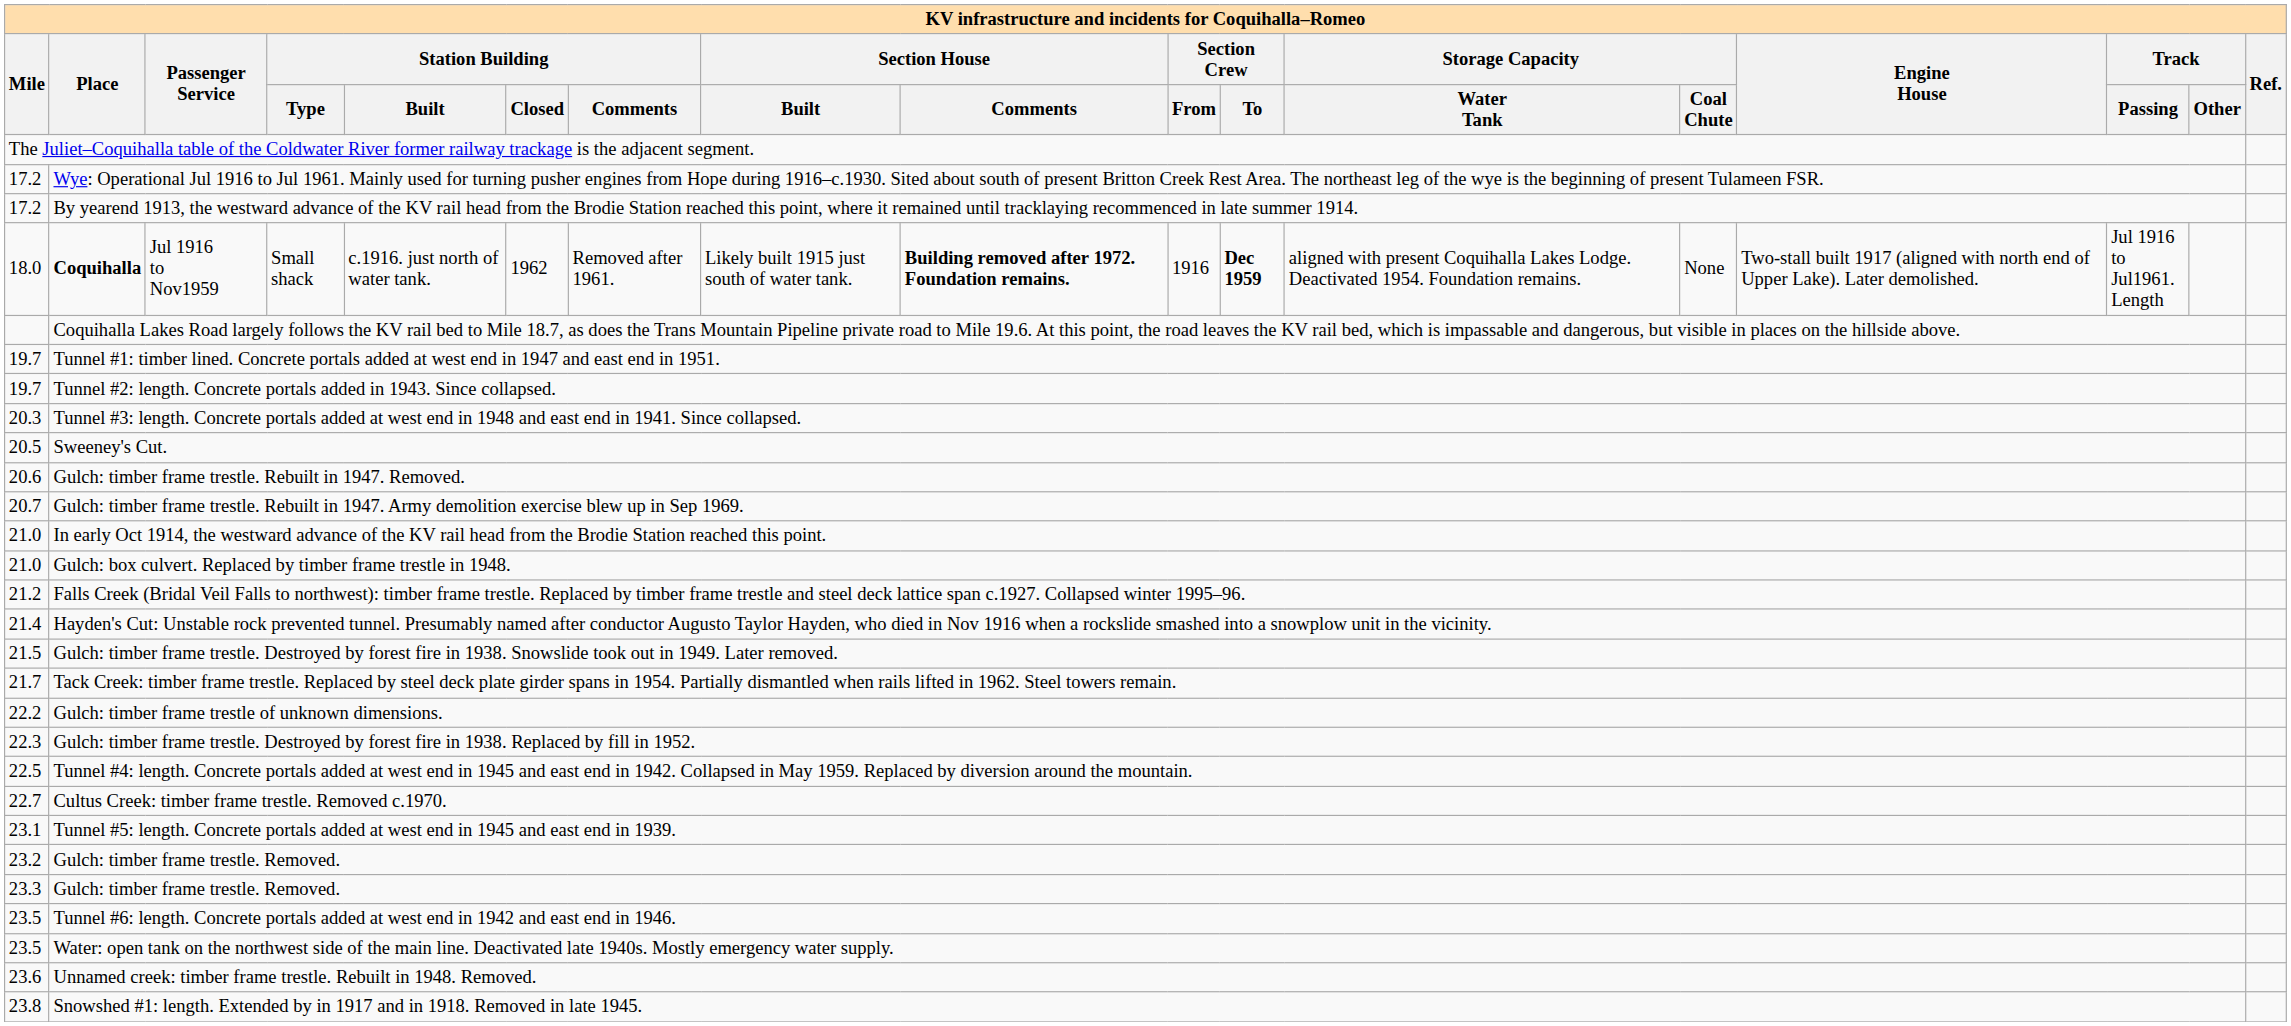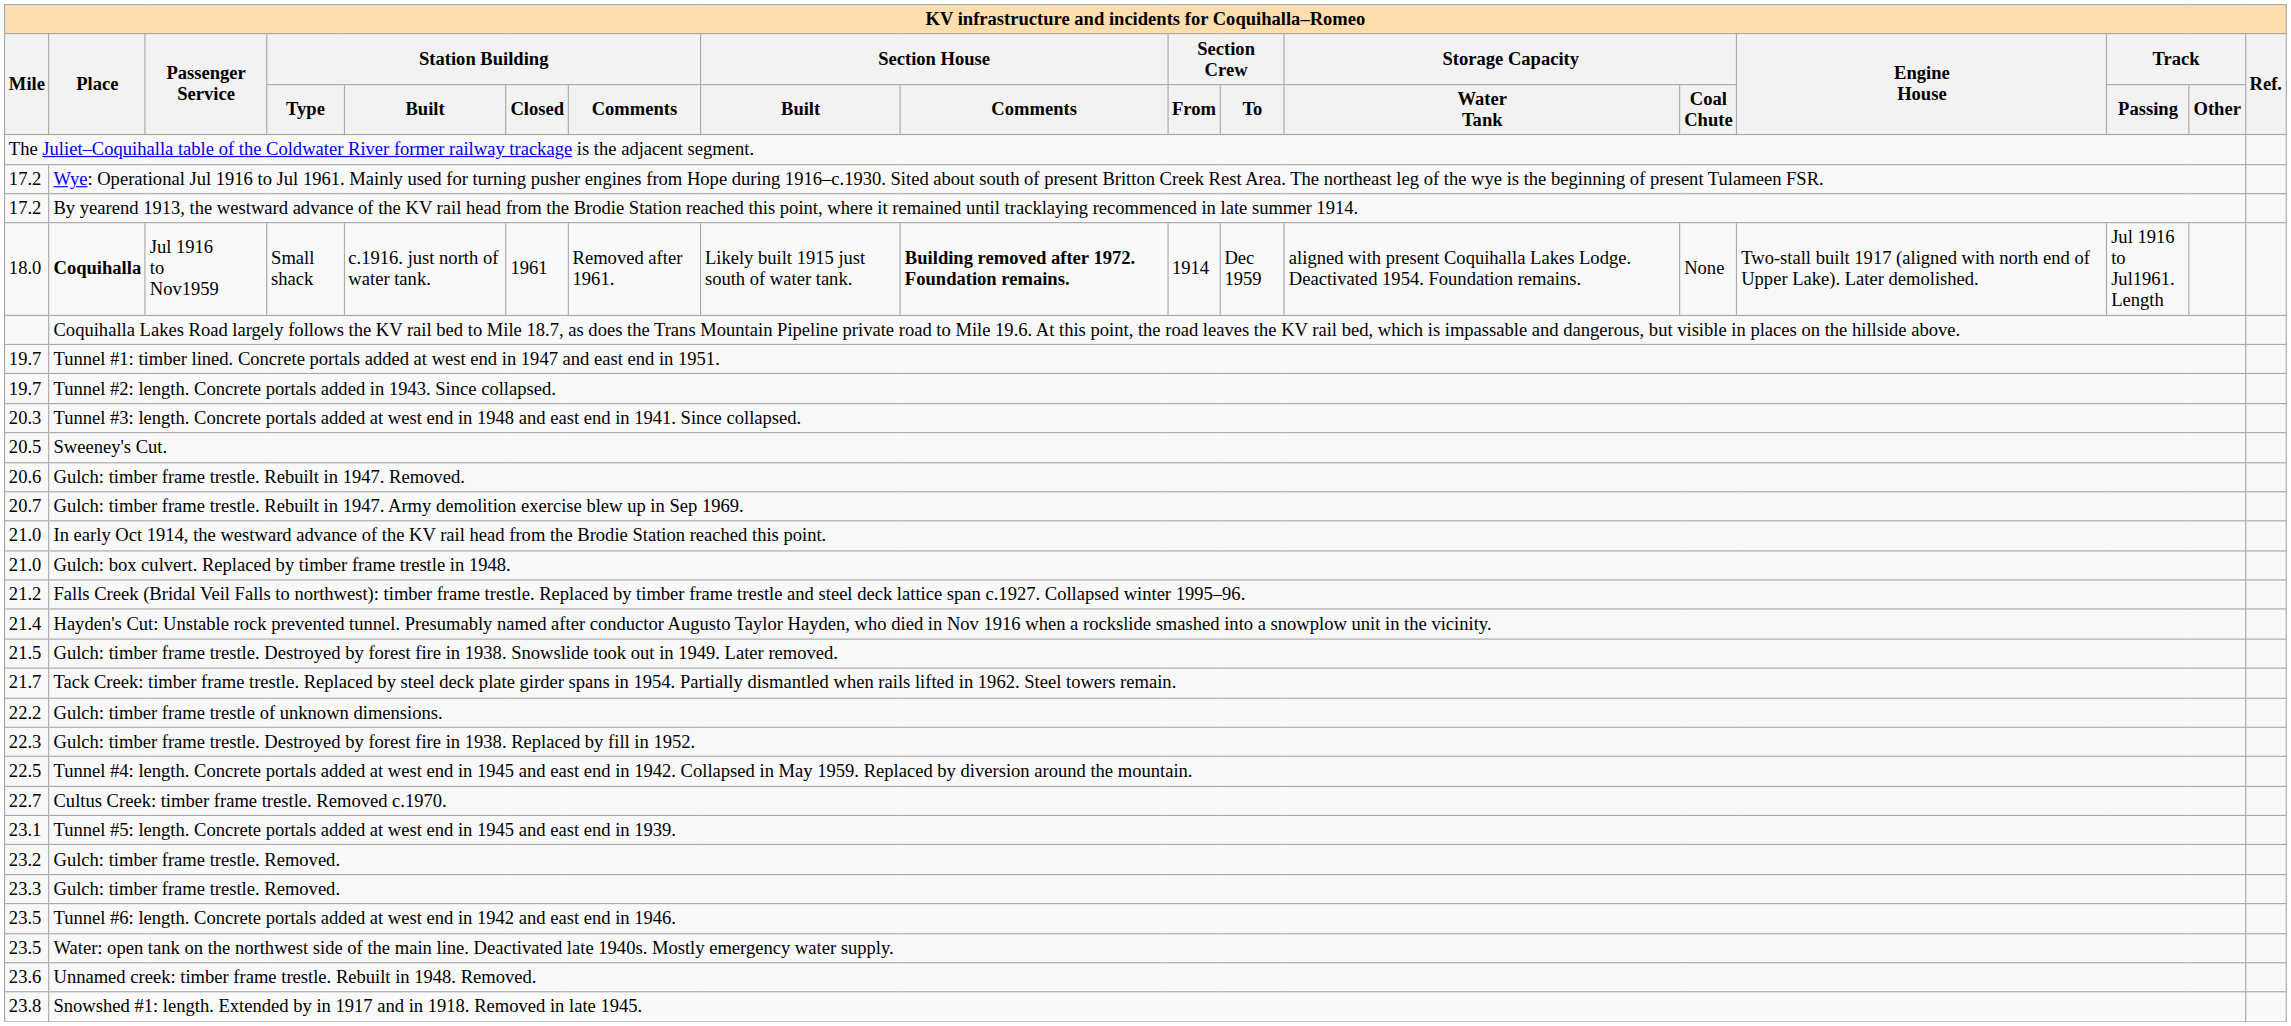(529, 268) 1962 -> (529, 268) 1961
(1190, 268) 1916 -> (1190, 268) 1914
(1243, 268) bold -> (1243, 268) normal
